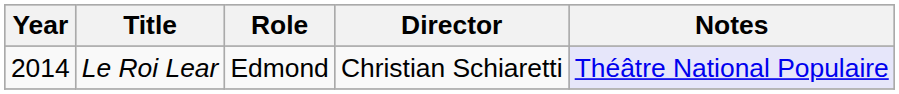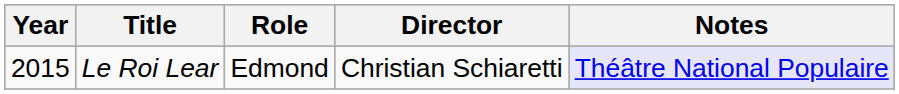(40, 67) 2014 -> (40, 67) 2015
